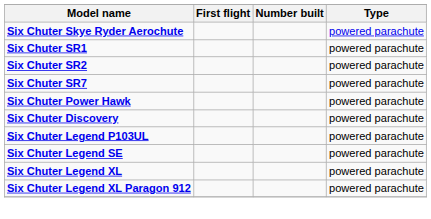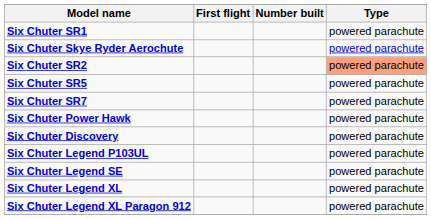rows swapped: (95, 31) <-> (47, 49)
(376, 66) no background -> (376, 66) lightsalmon background
+ row: (47, 84)
